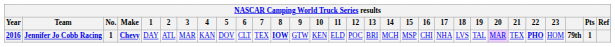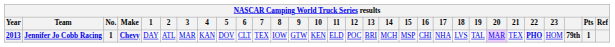(13, 36) 2016 -> (13, 36) 2013
(280, 36) bold -> (280, 36) normal
